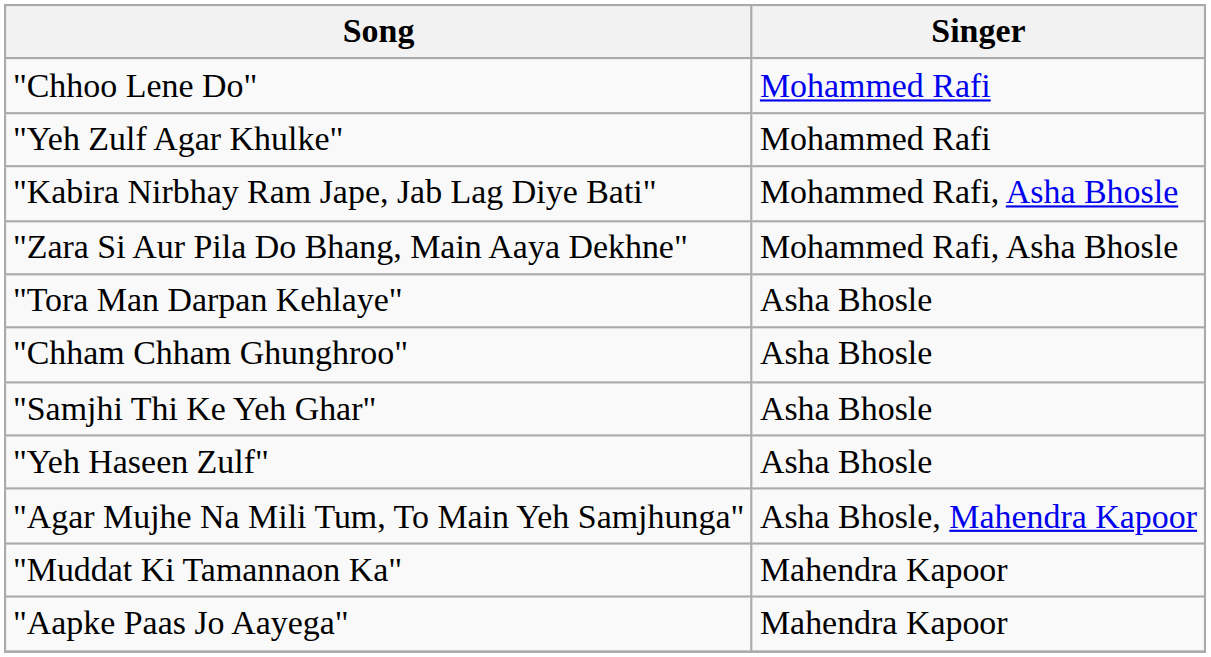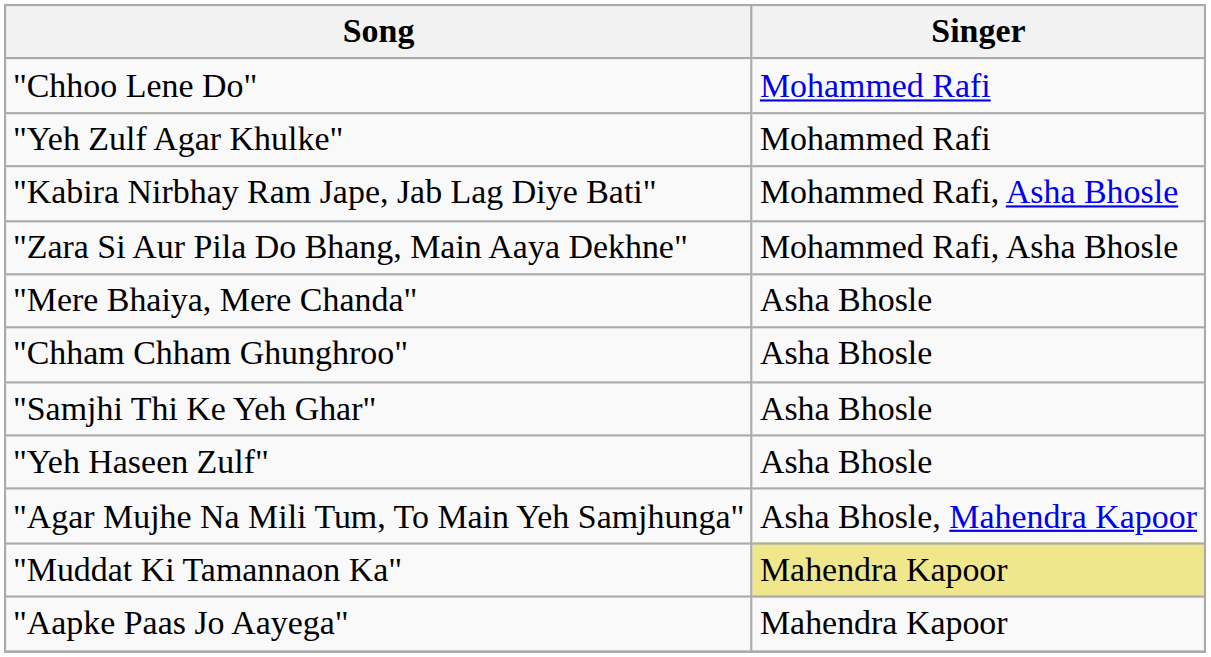- row: (208, 300)
+ row: (215, 300)
(884, 569) no background -> (884, 569) khaki background
